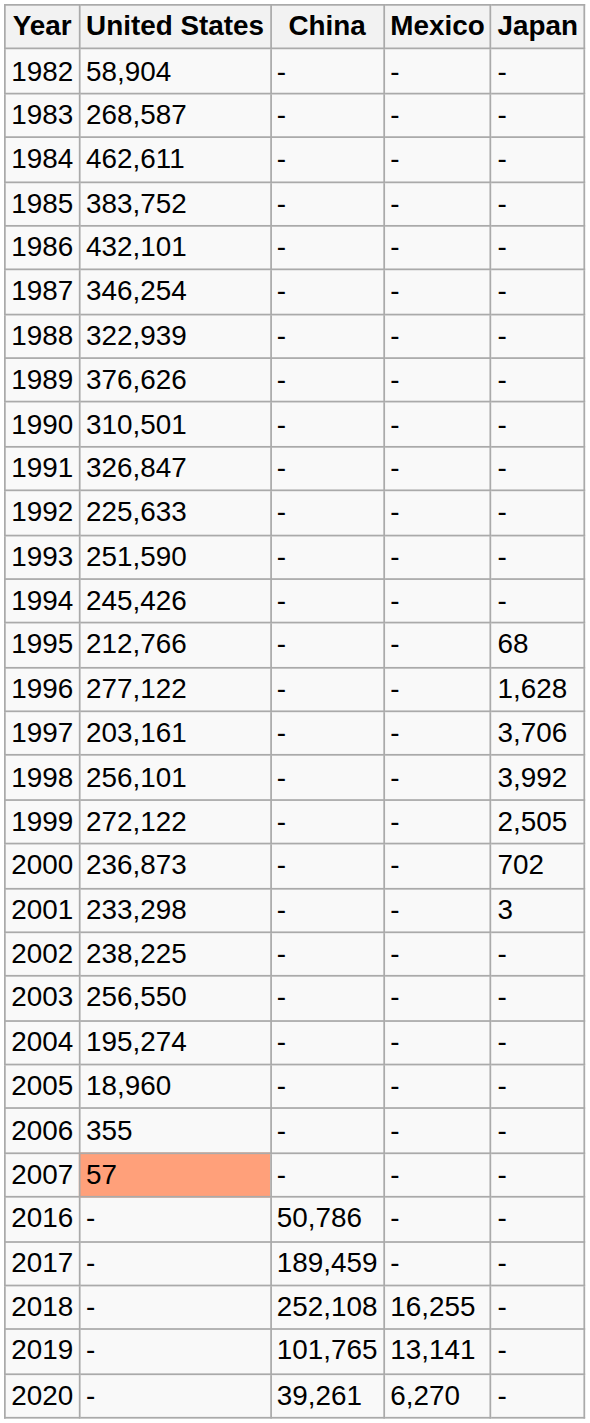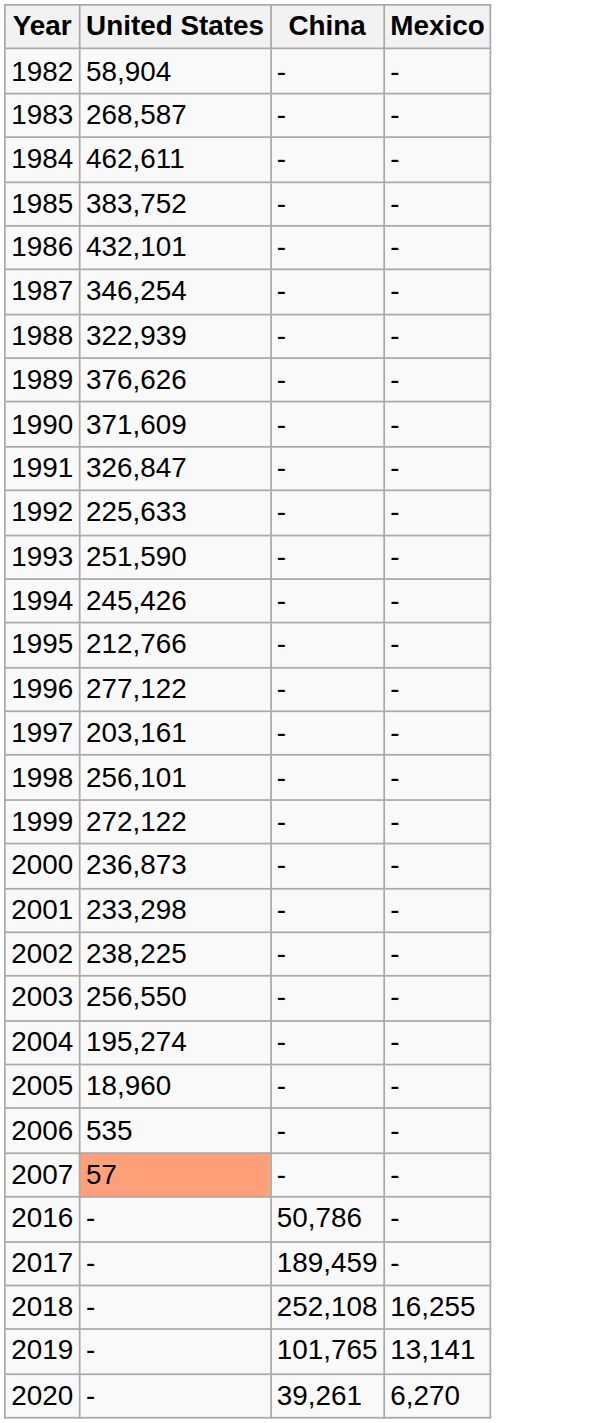- column: (538, 26)
(136, 423) 310,501 -> (136, 423) 371,609
(109, 1130) 355 -> (109, 1130) 535
